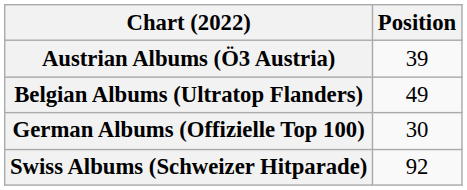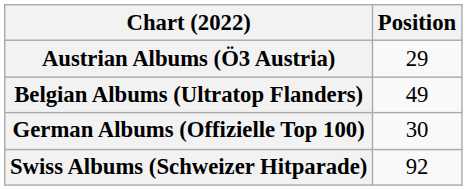(417, 58) 39 -> (417, 58) 29
